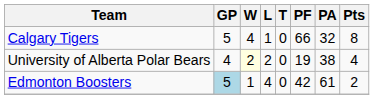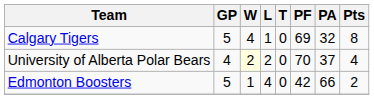(303, 37) 66 -> (303, 37) 69
(303, 60) 19 -> (303, 60) 70
(327, 60) 38 -> (327, 60) 37
(227, 82) lightblue background -> (227, 82) no background
(327, 82) 61 -> (327, 82) 66
